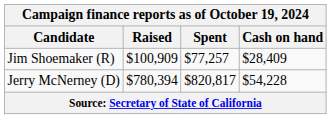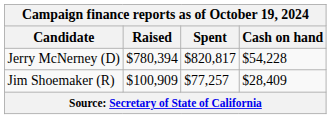rows swapped: (64, 80) <-> (61, 59)
